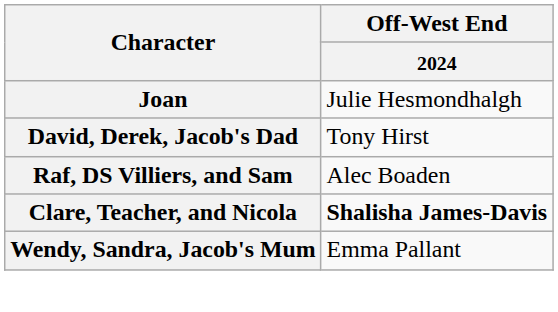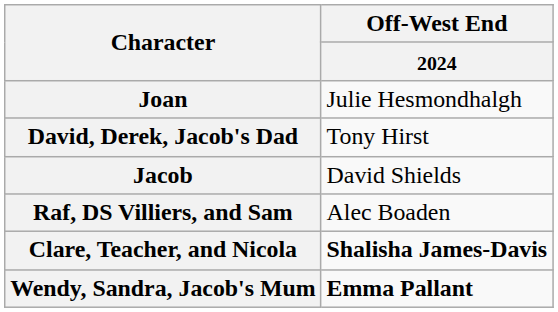+ row: (163, 174)
(394, 250) normal -> (400, 288) bold
